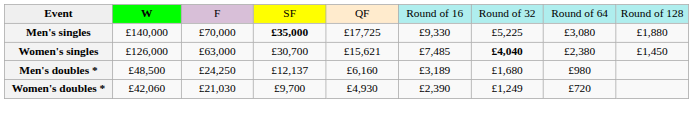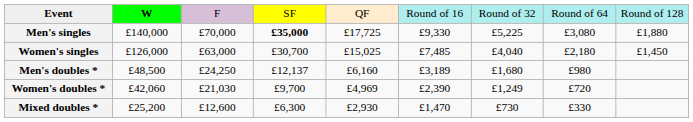(362, 51) £15,621 -> (362, 51) £15,025
(507, 51) bold -> (507, 51) normal
(580, 51) £2,380 -> (580, 51) £2,180
(362, 89) £4,930 -> (362, 89) £4,969
+ row: (58, 108)
